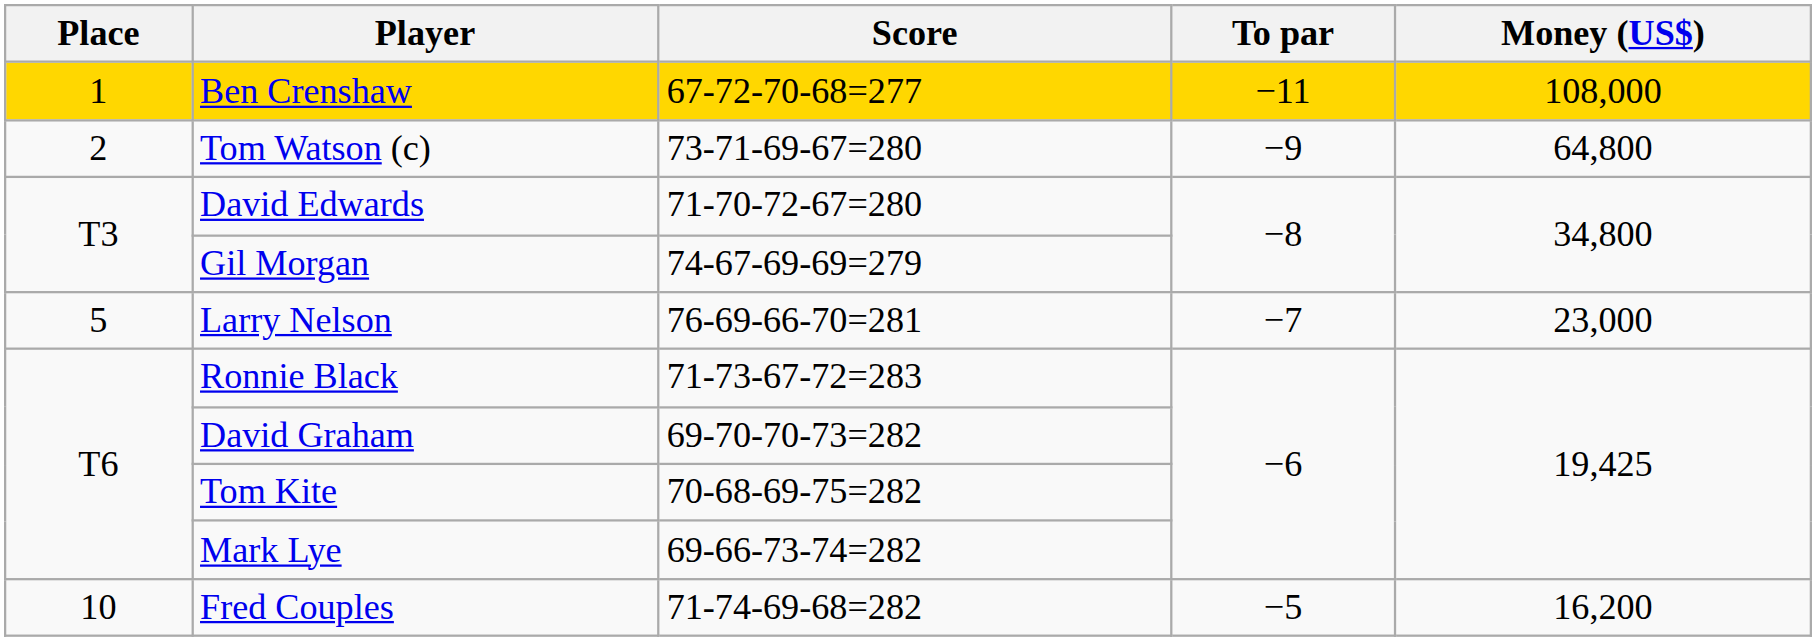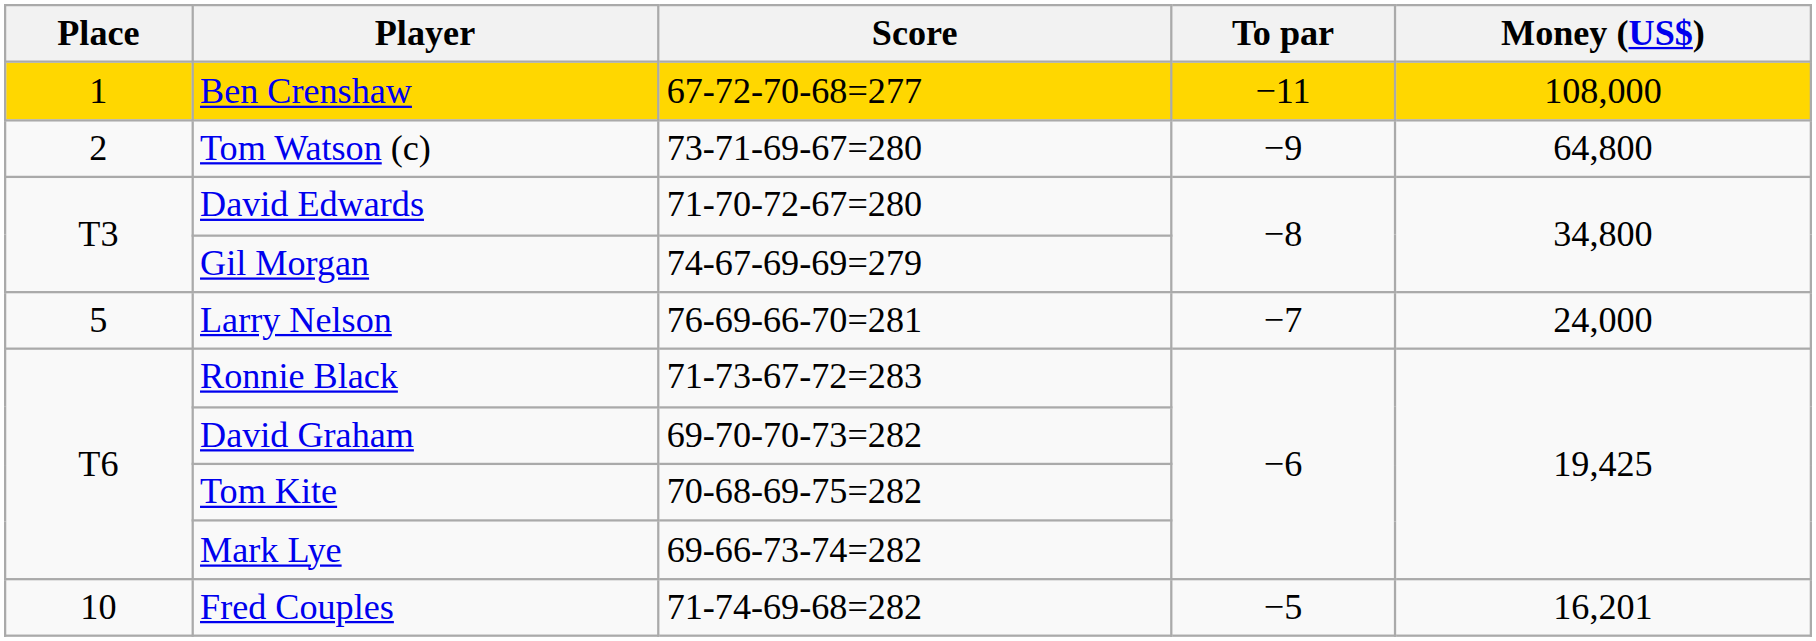(1603, 319) 23,000 -> (1603, 319) 24,000
(1603, 606) 16,200 -> (1603, 606) 16,201
